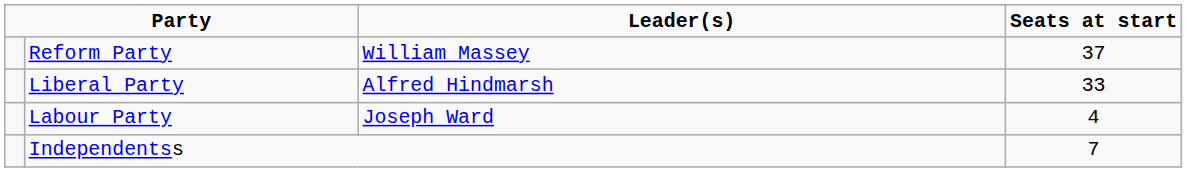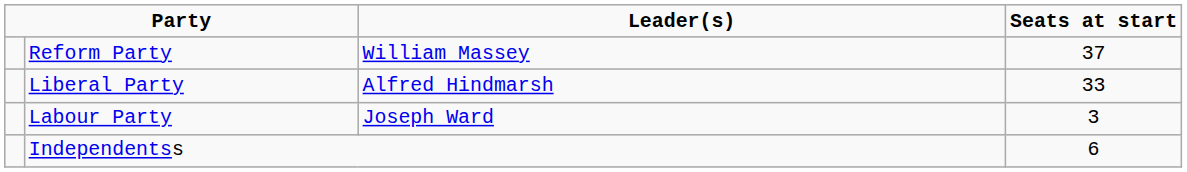(1094, 118) 4 -> (1094, 118) 3
(1094, 151) 7 -> (1094, 151) 6
